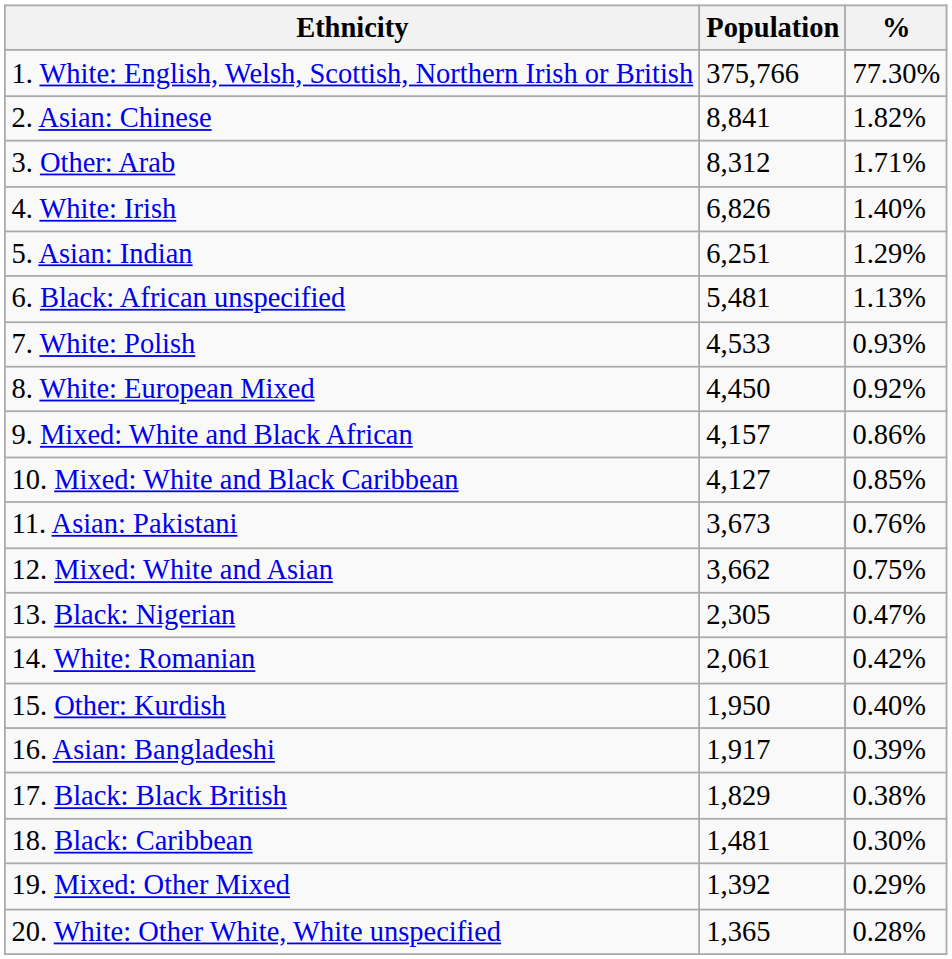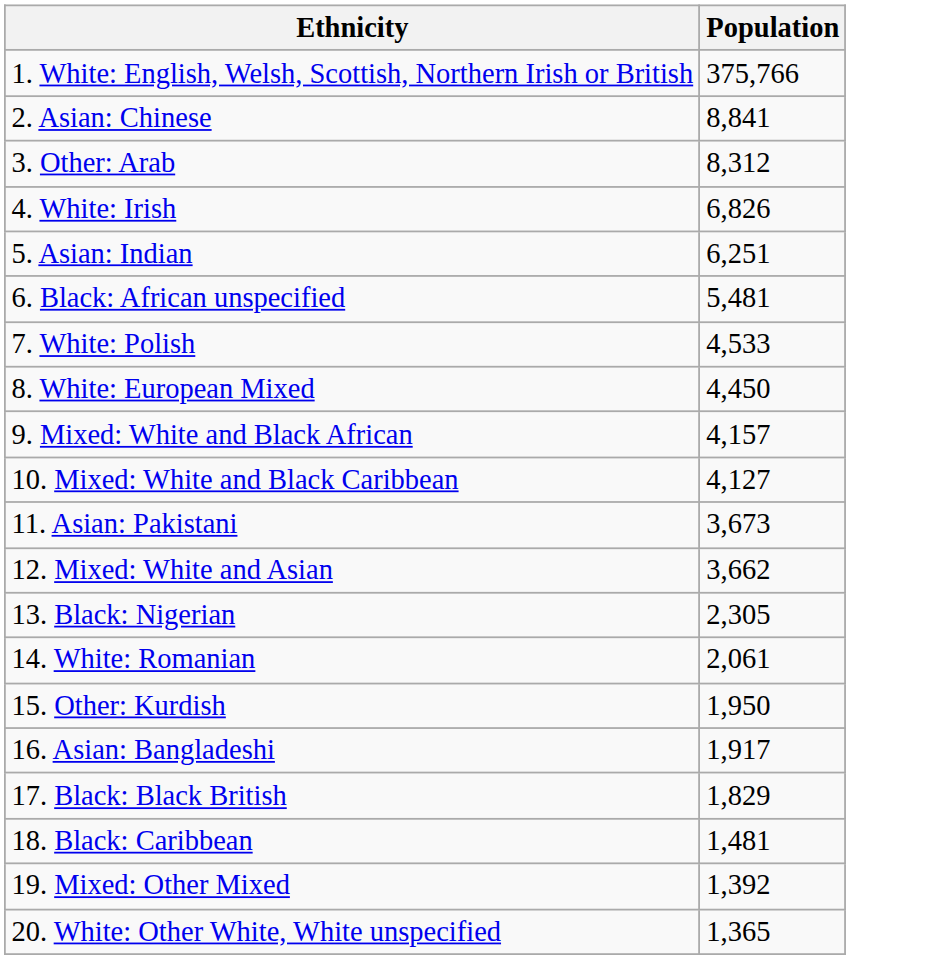- column: (896, 27)
